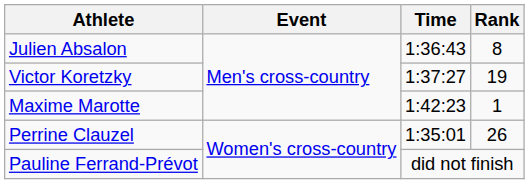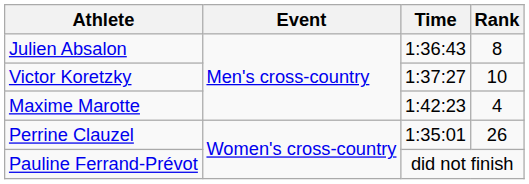(497, 77) 19 -> (497, 77) 10
(497, 106) 1 -> (497, 106) 4
